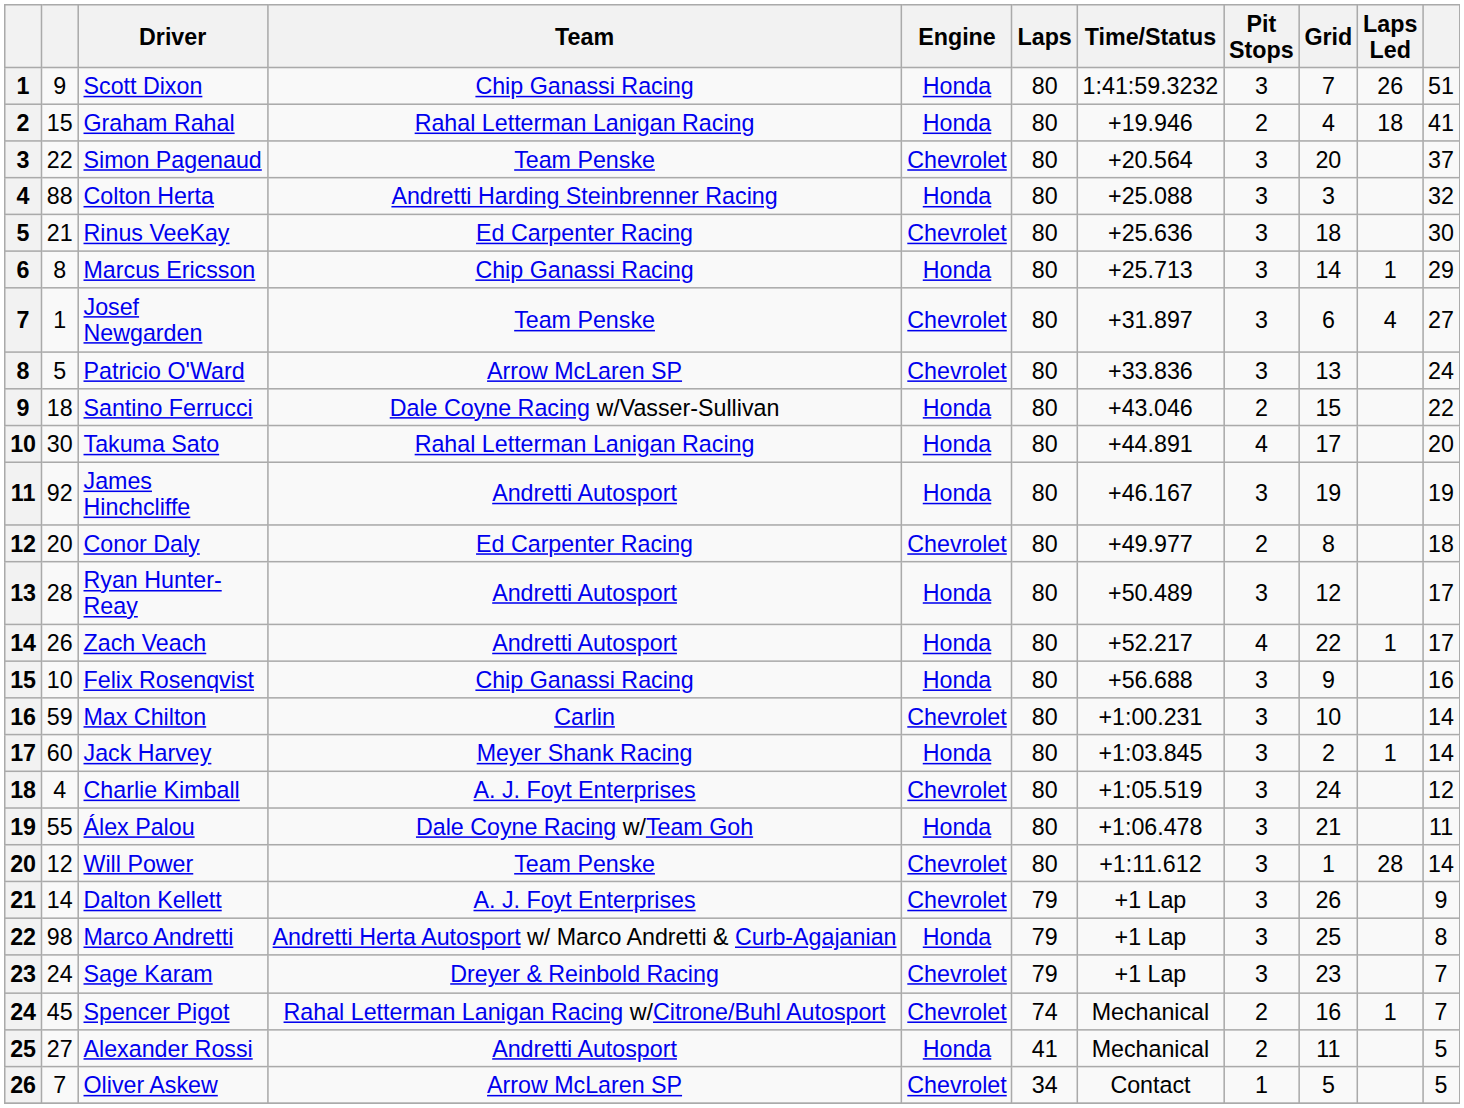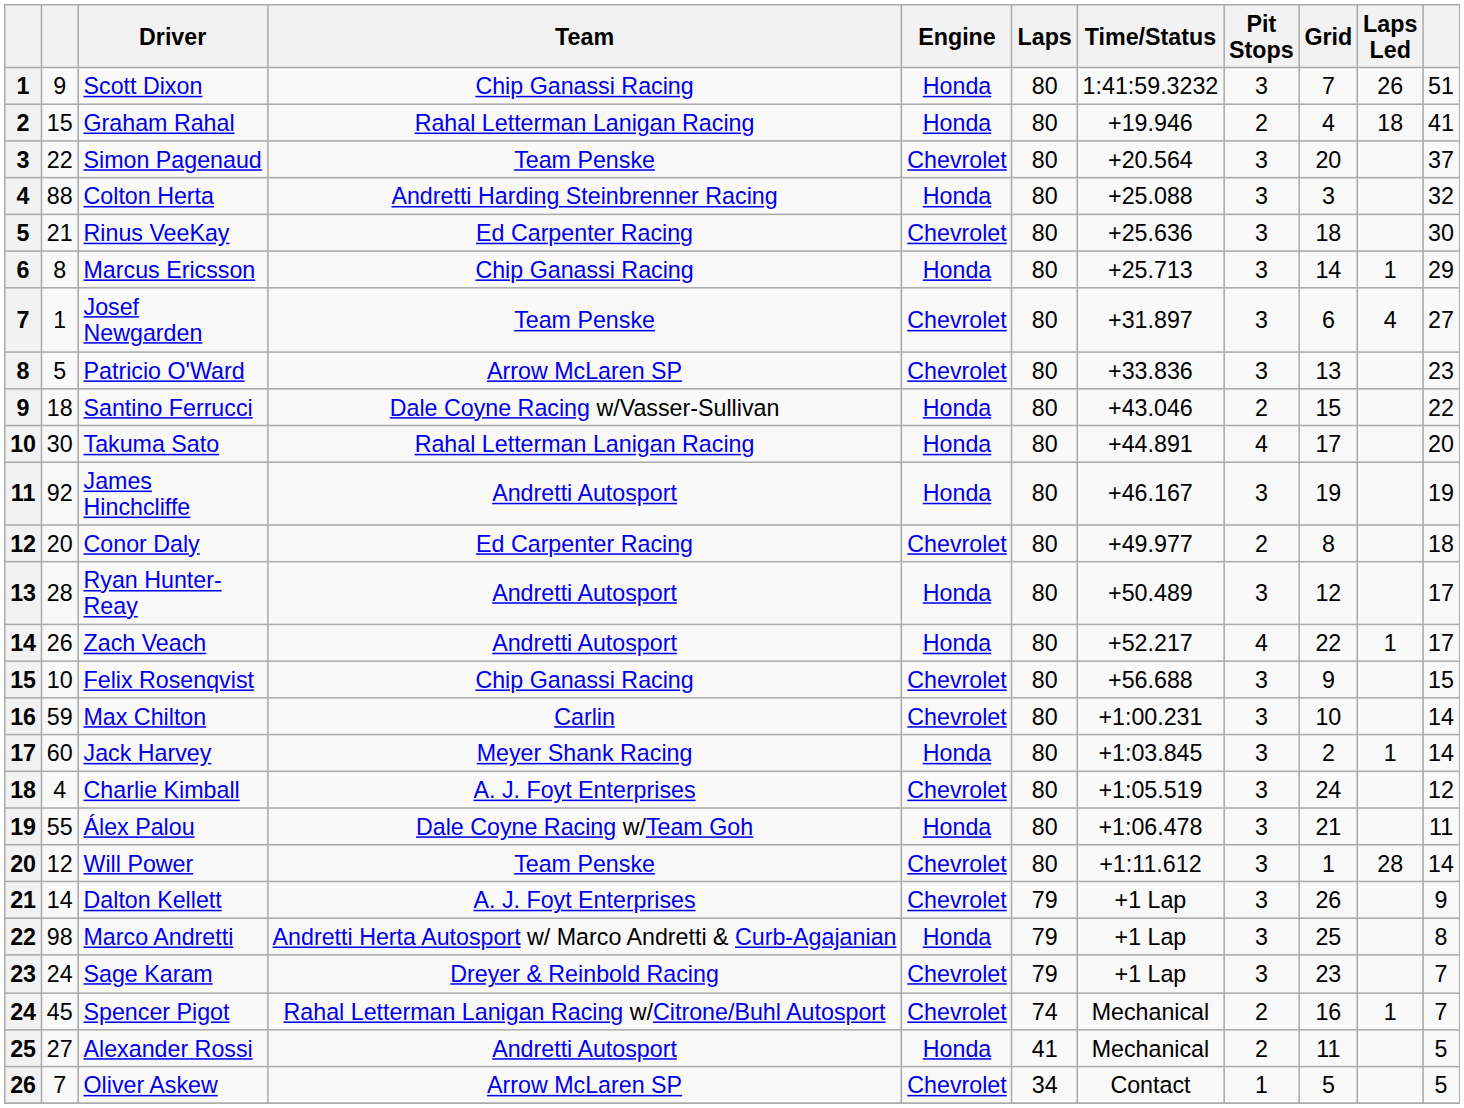(1441, 370) 24 -> (1441, 370) 23
(957, 680) Honda -> (957, 680) Chevrolet
(1441, 680) 16 -> (1441, 680) 15
